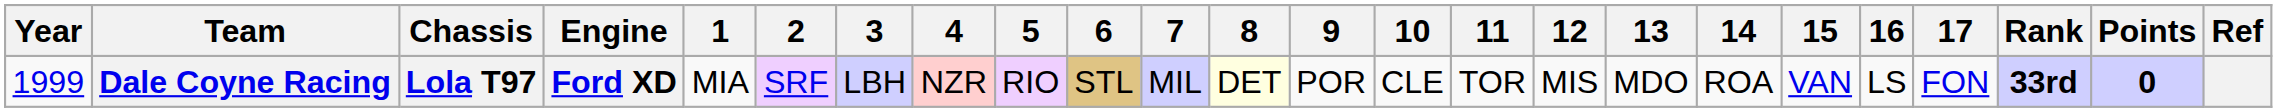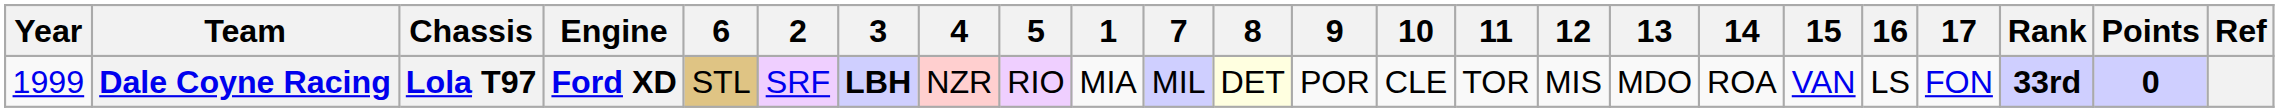columns swapped: (720, 31) <-> (1104, 31)
(875, 82) normal -> (878, 82) bold
